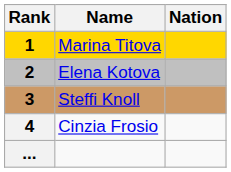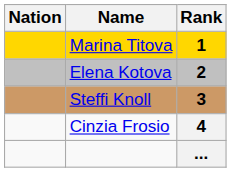columns swapped: (29, 18) <-> (196, 18)
